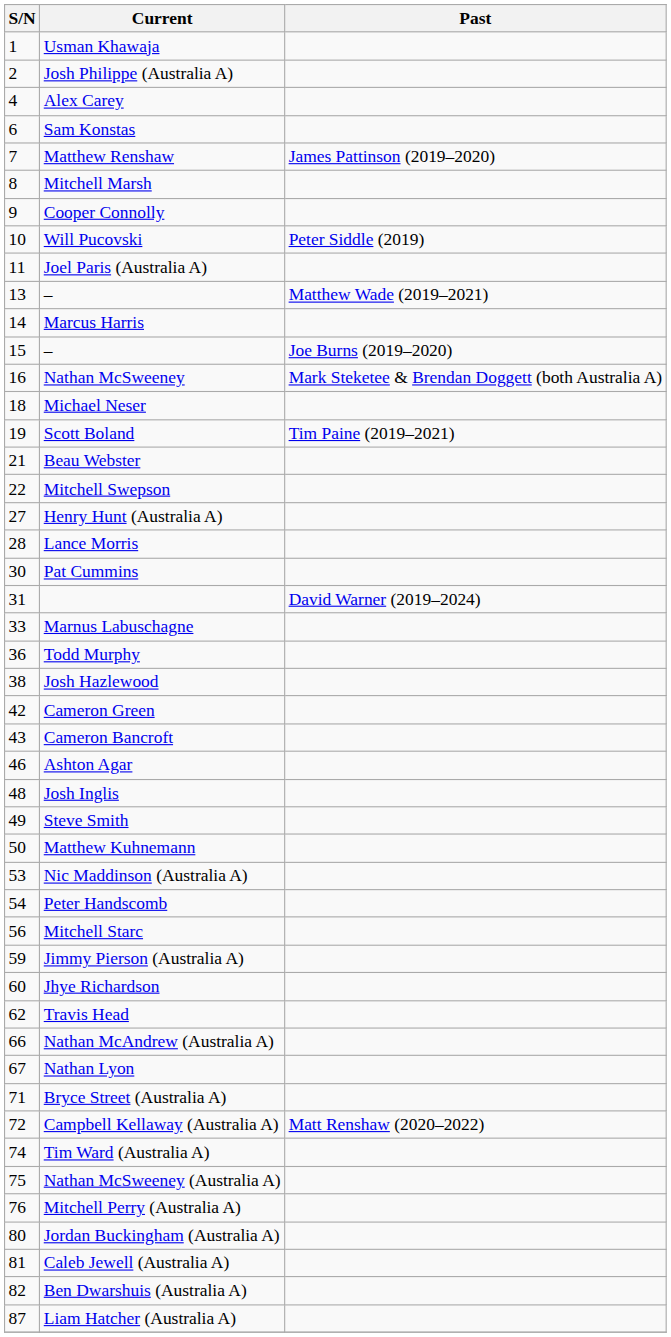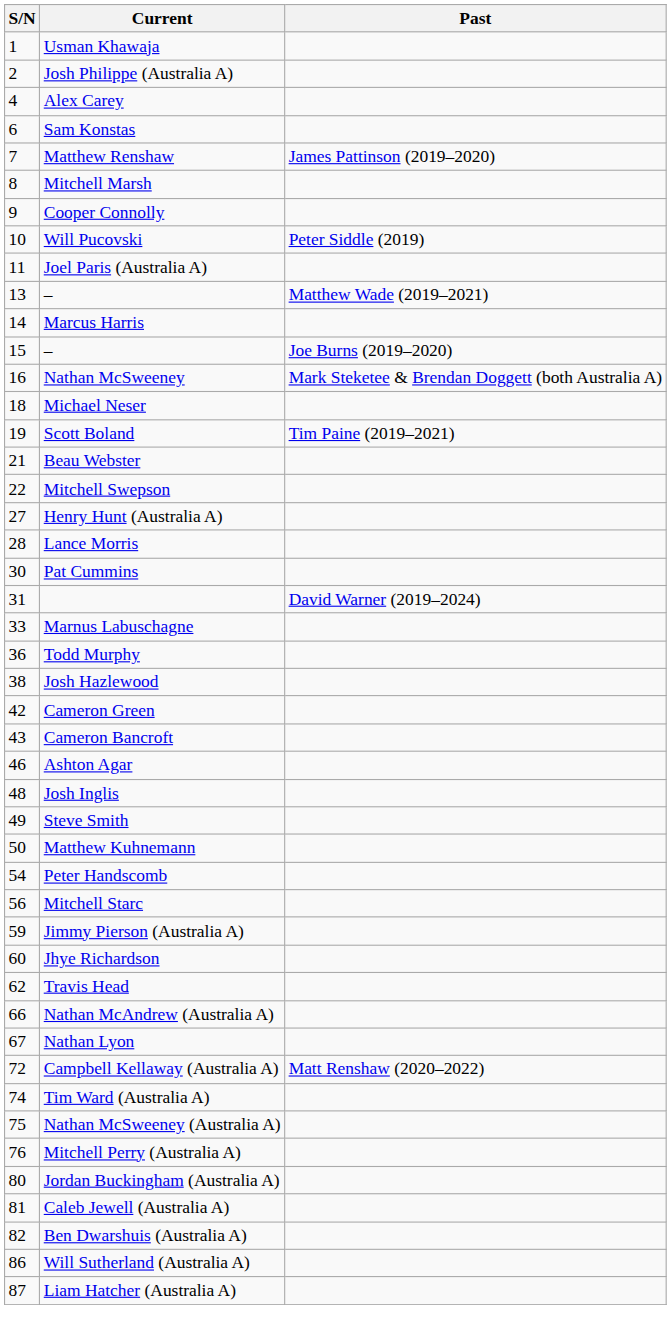- row: (17, 875)
- row: (17, 1097)
+ row: (17, 1262)
